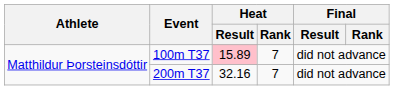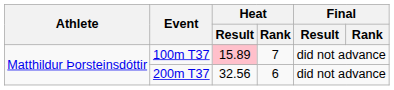(235, 74) 32.16 -> (235, 74) 32.56
(275, 74) 7 -> (275, 74) 6
